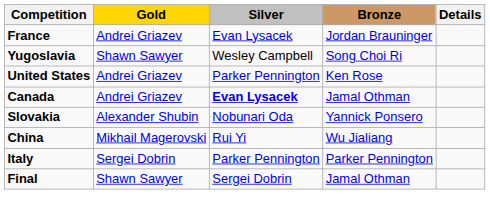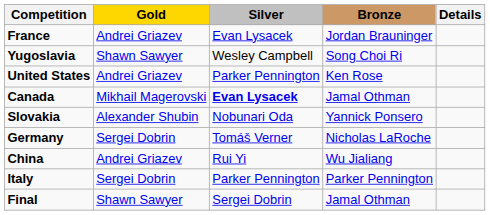(139, 96) Andrei Griazev -> (151, 96) Mikhail Magerovski
+ row: (35, 138)
(151, 138) Mikhail Magerovski -> (139, 158) Andrei Griazev
